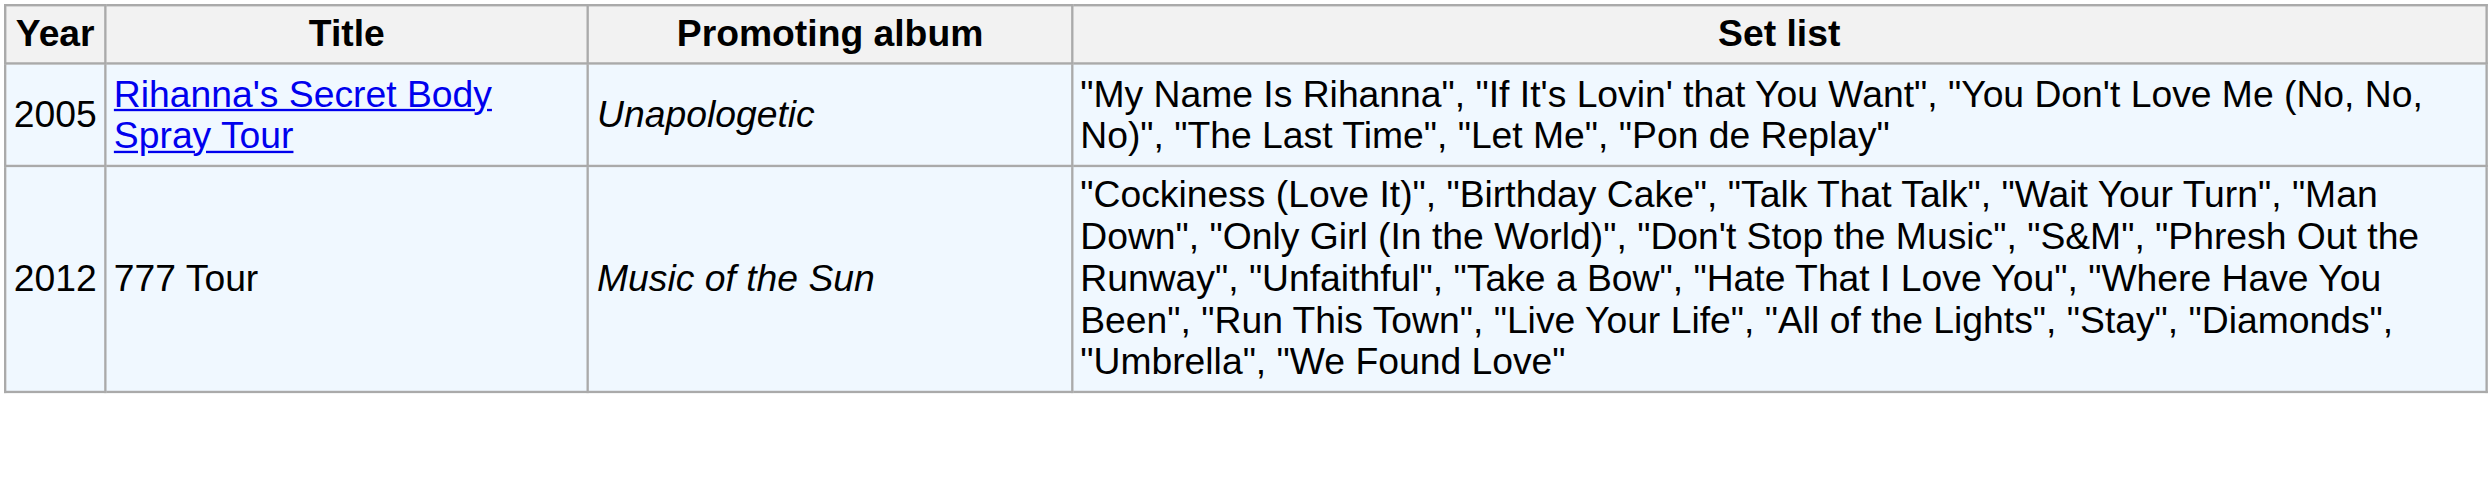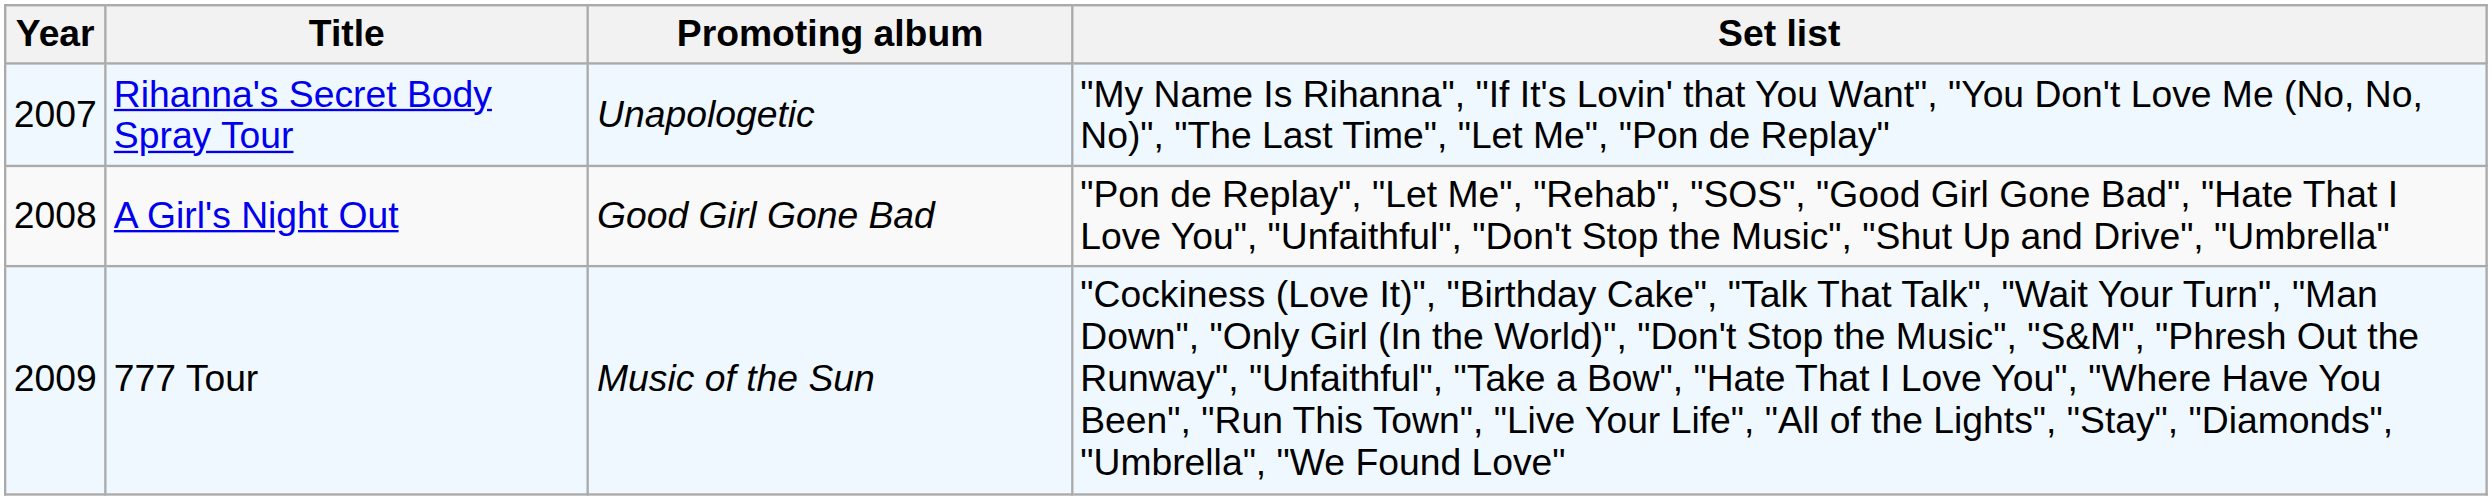(55, 114) 2005 -> (55, 114) 2007
+ row: (256, 215)
(55, 278) 2012 -> (55, 379) 2009
